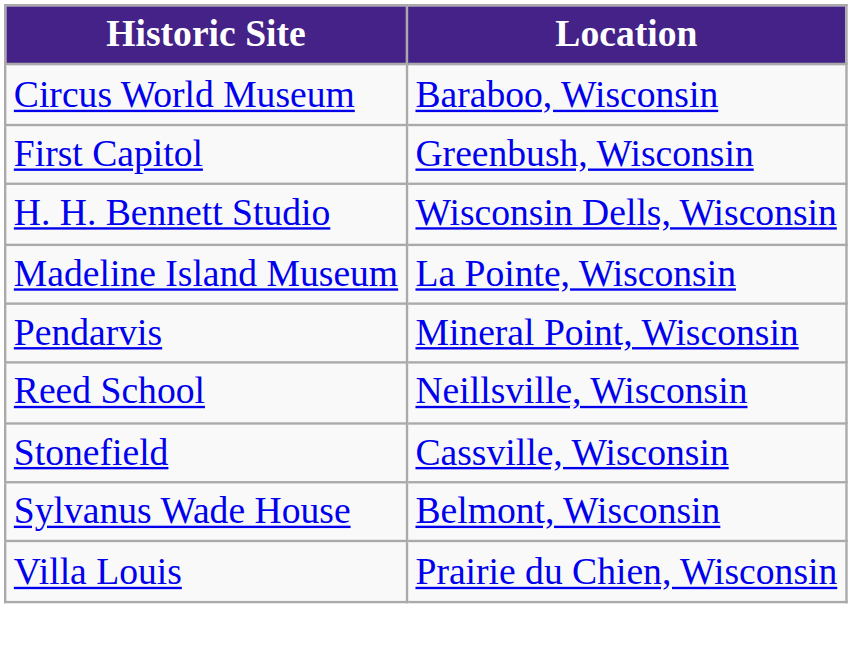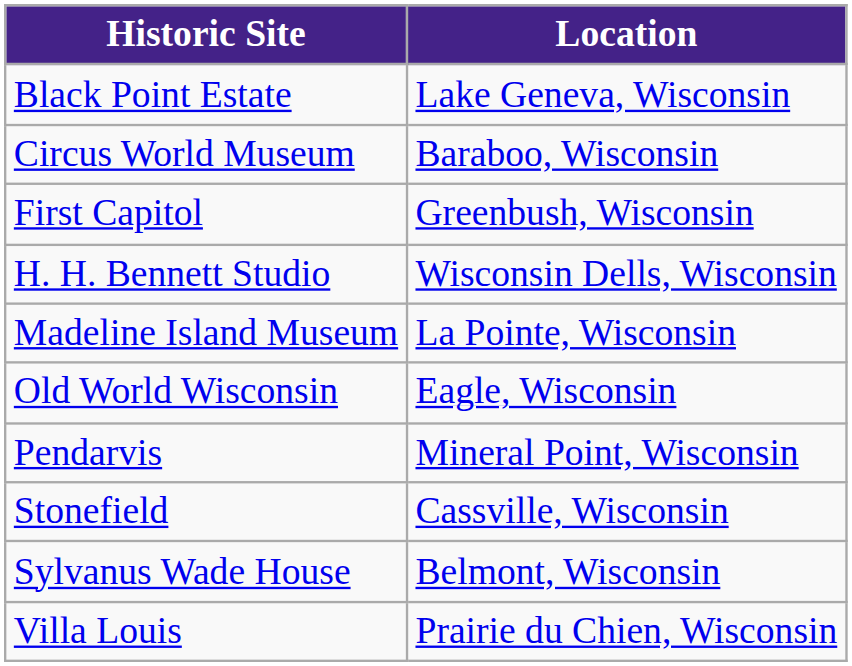+ row: (153, 93)
+ row: (176, 392)
- row: (109, 392)
